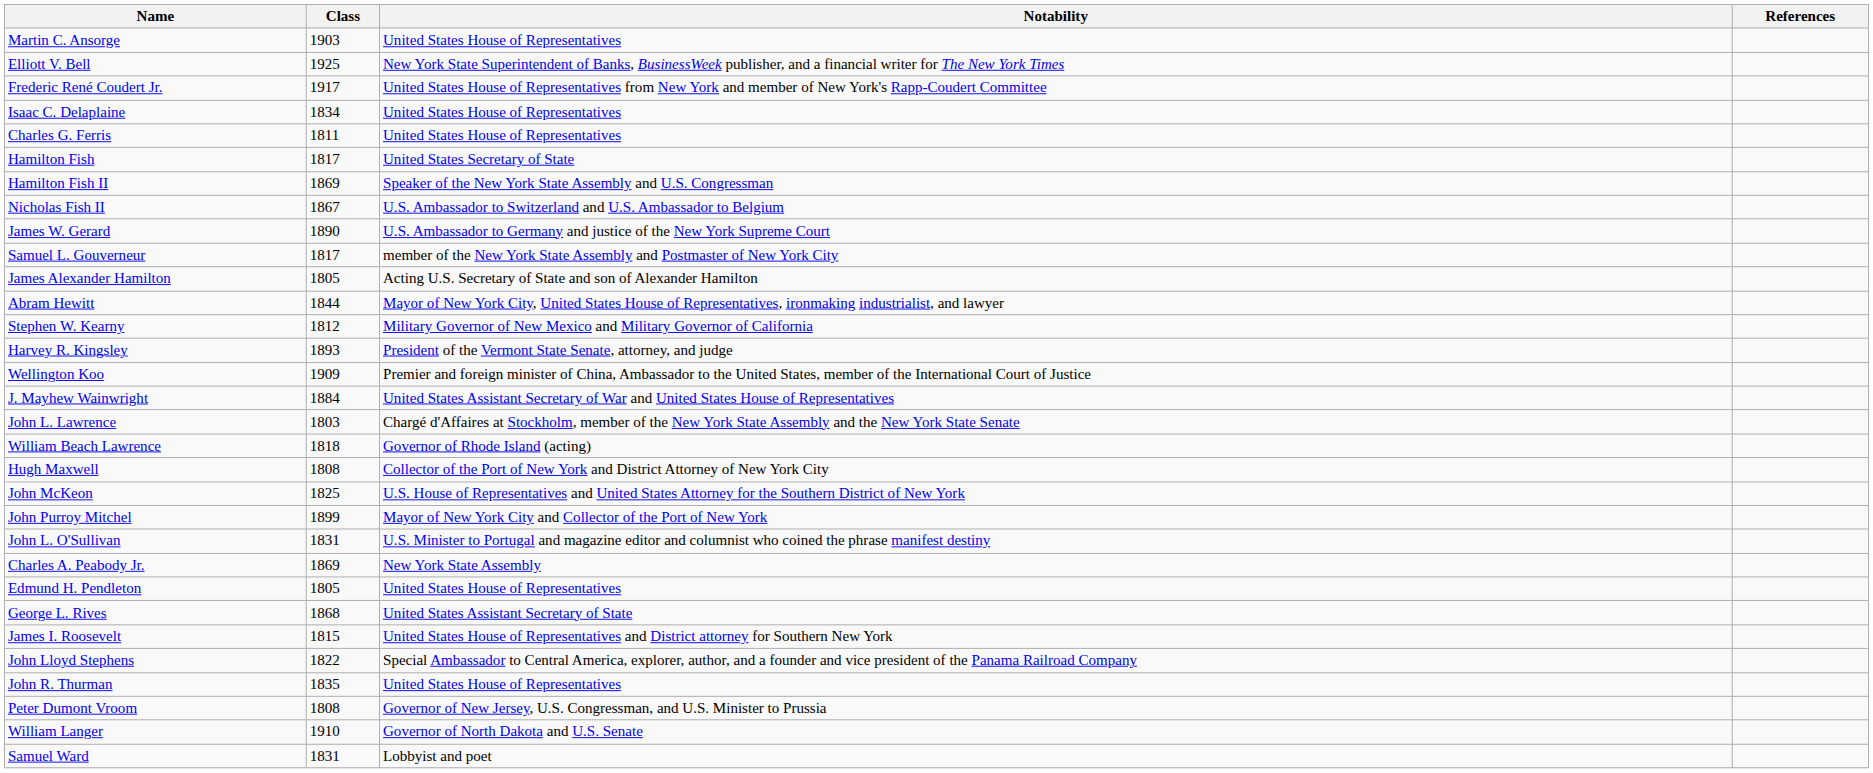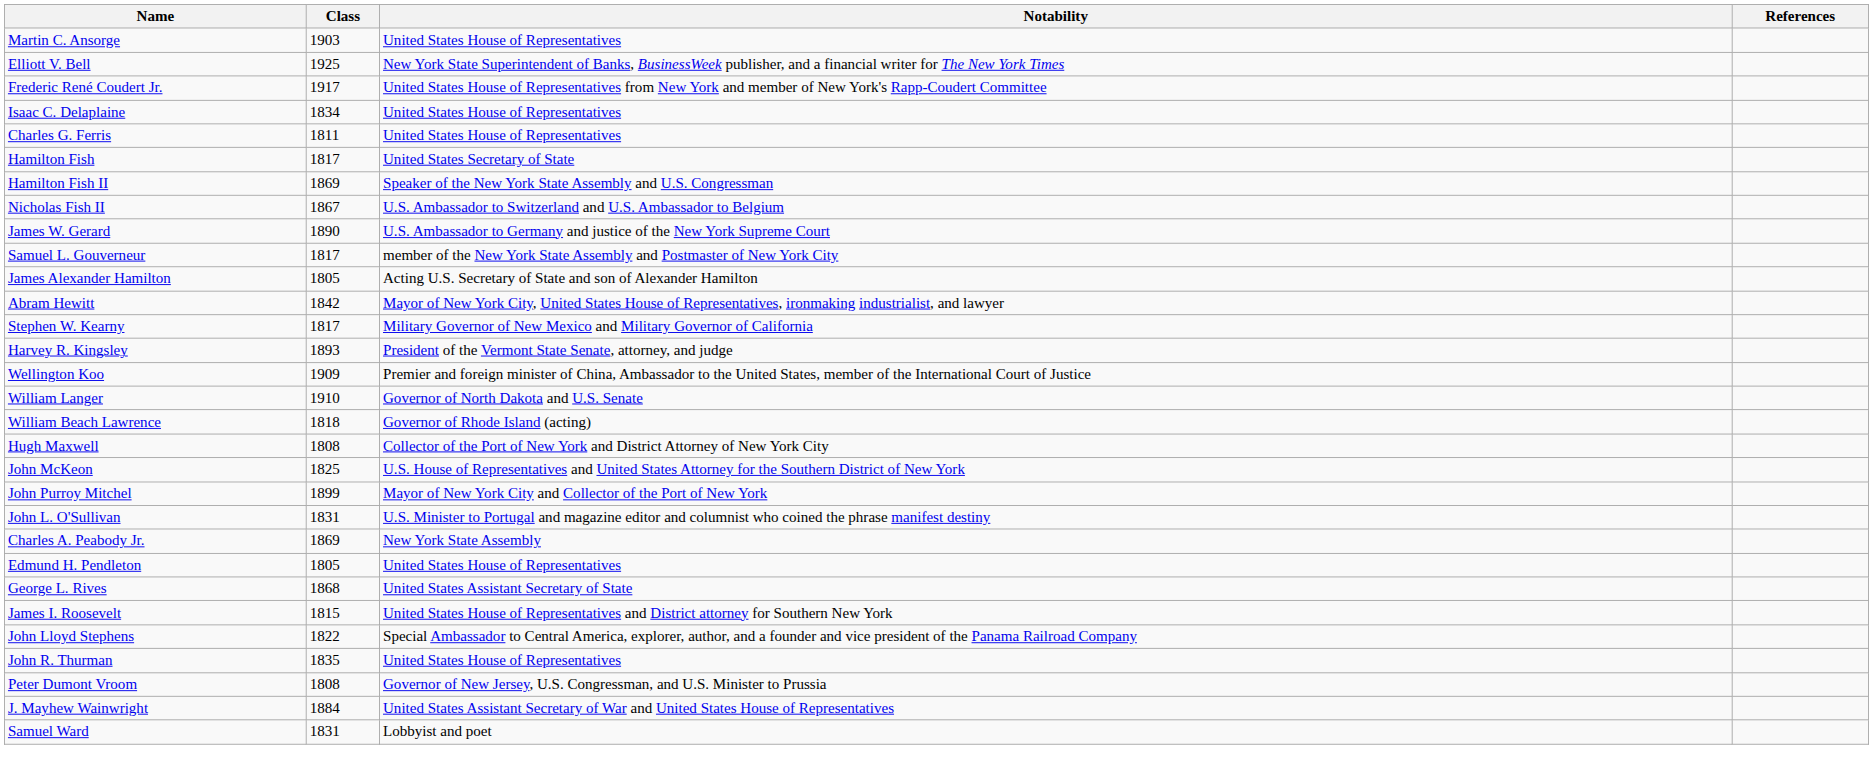(325, 302) 1844 -> (325, 302) 1842
(325, 326) 1812 -> (325, 326) 1817
rows swapped: (55, 732) <-> (78, 398)
- row: (62, 421)
